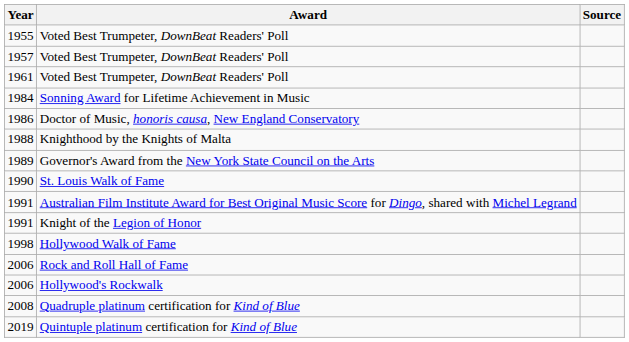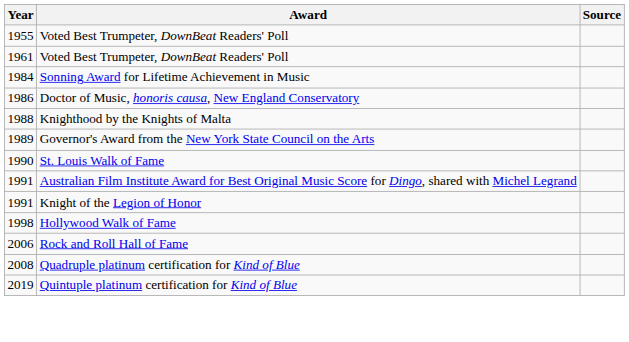- row: (21, 56)
- row: (21, 285)
